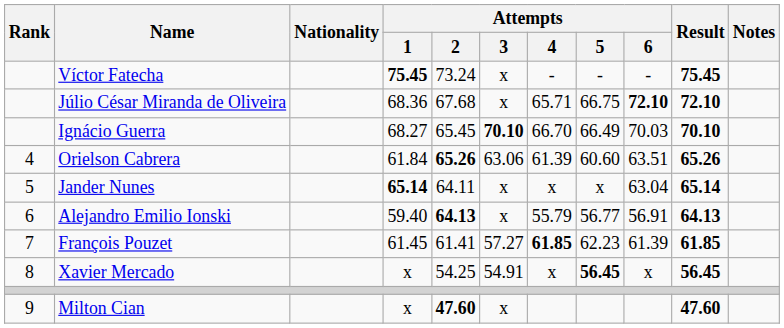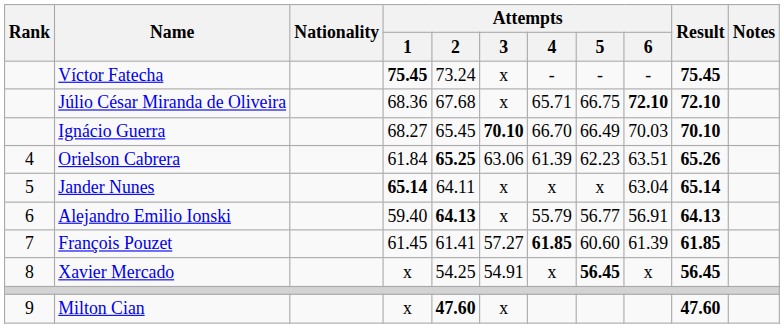(456, 159) 65.26 -> (456, 159) 65.25
(600, 159) 60.60 -> (600, 159) 62.23
(600, 243) 62.23 -> (600, 243) 60.60
